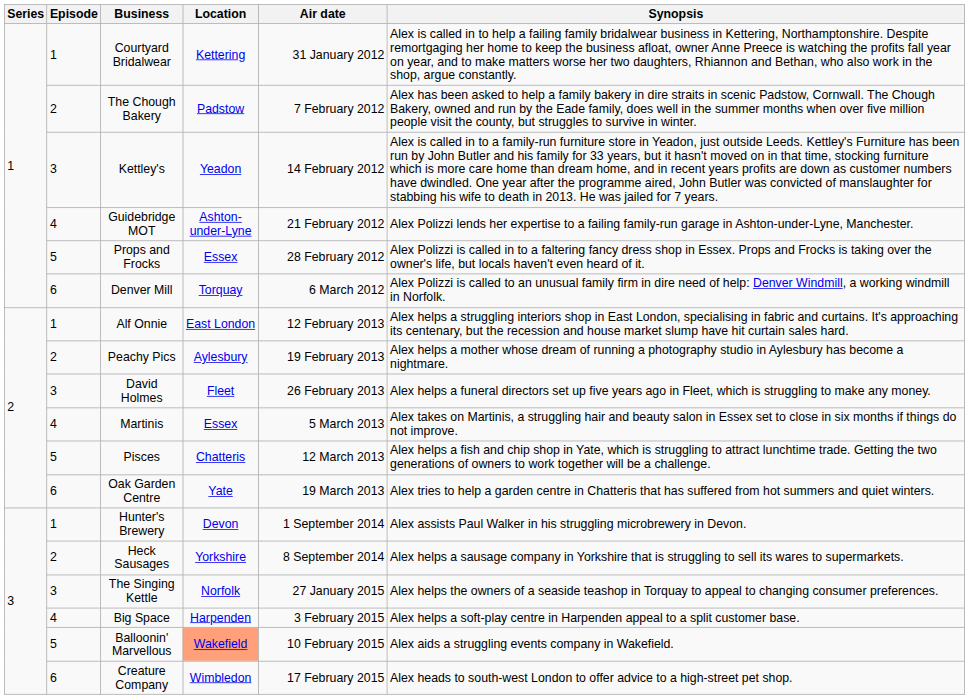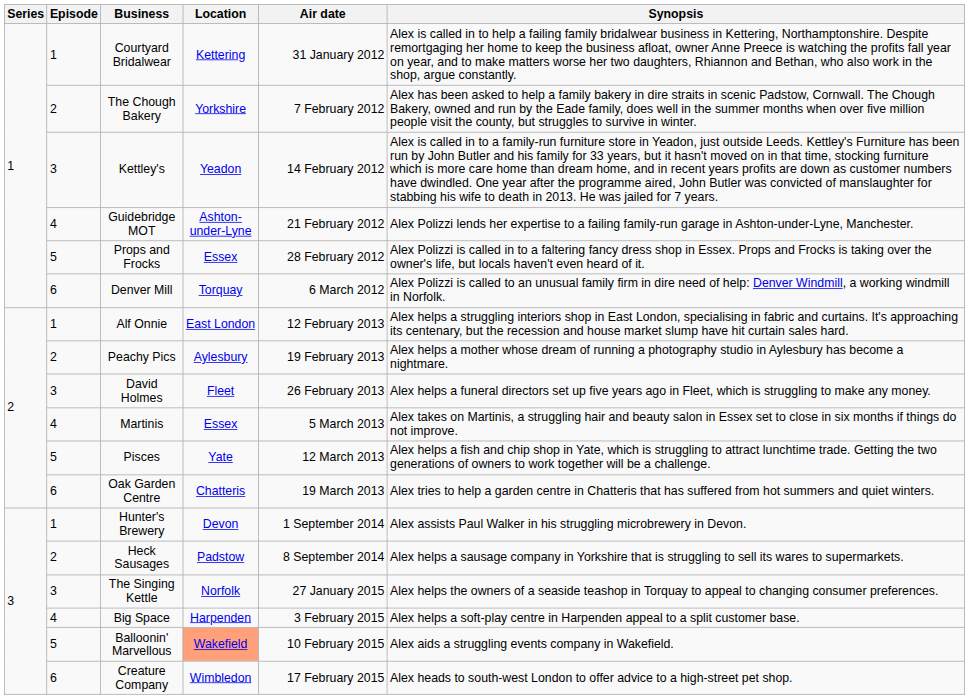(221, 108) Padstow -> (221, 108) Yorkshire
(221, 457) Chatteris -> (221, 457) Yate
(221, 491) Yate -> (221, 491) Chatteris
(221, 558) Yorkshire -> (221, 558) Padstow
